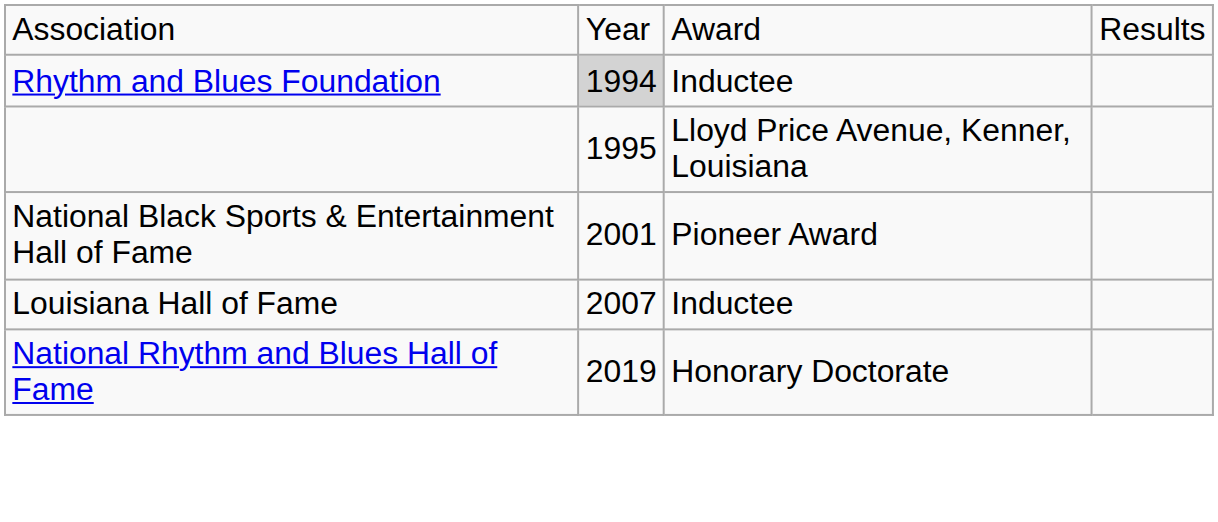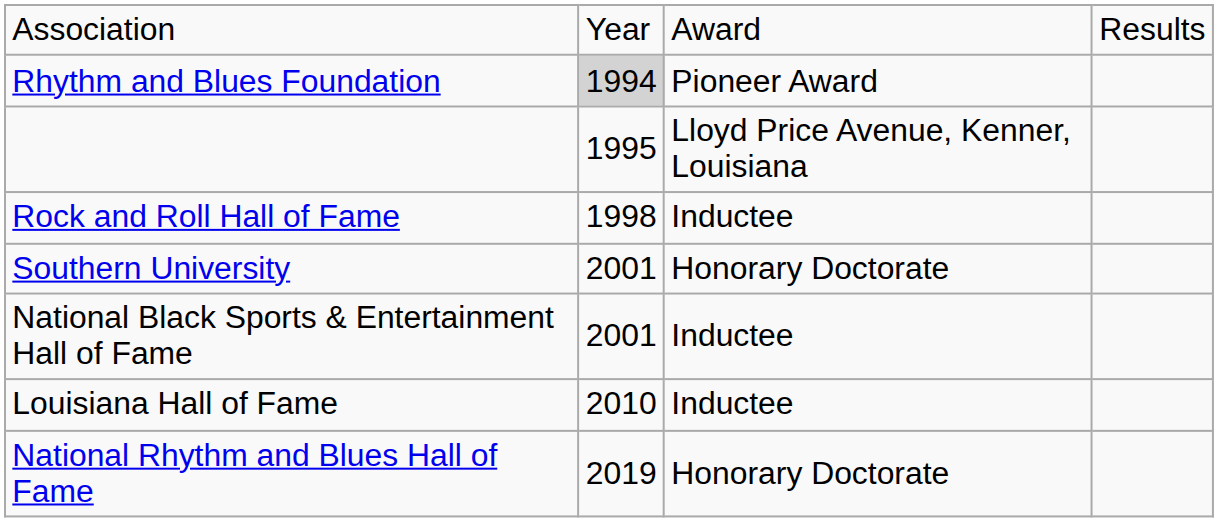(732, 80) Inductee -> (775, 80) Pioneer Award
+ row: (206, 217)
+ row: (151, 267)
(775, 234) Pioneer Award -> (732, 335) Inductee
(621, 303) 2007 -> (621, 404) 2010
